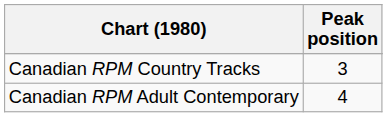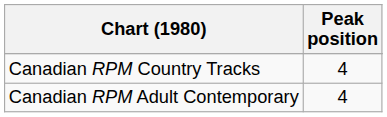(343, 68) 3 -> (343, 68) 4
